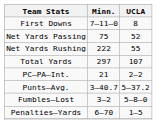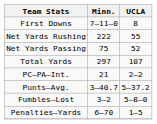rows swapped: (46, 49) <-> (46, 36)
